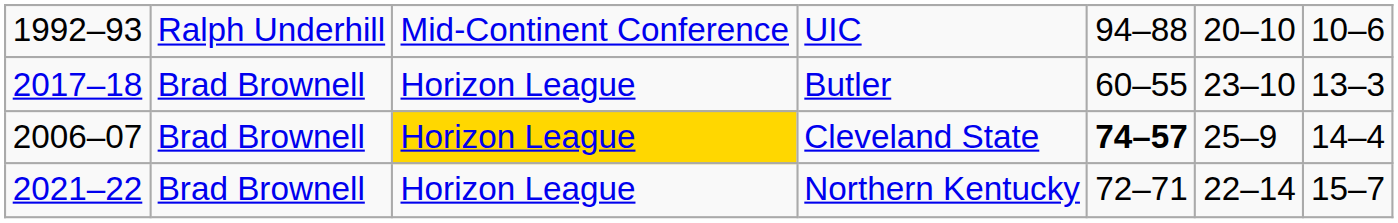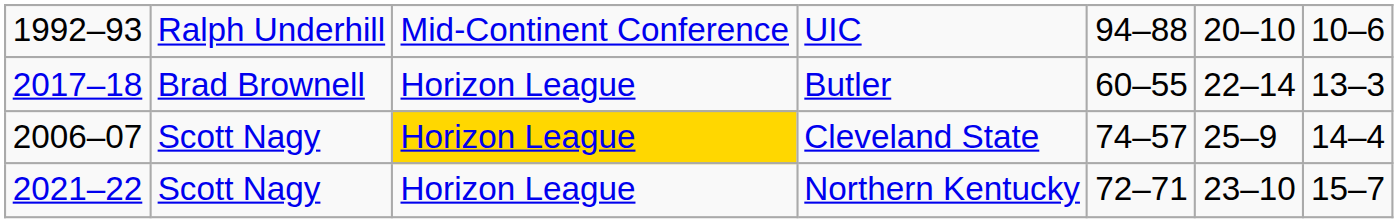(1249, 83) 23–10 -> (1249, 83) 22–14
(261, 136) Brad Brownell -> (239, 136) Scott Nagy
(1142, 136) bold -> (1142, 136) normal
(261, 189) Brad Brownell -> (239, 189) Scott Nagy
(1249, 189) 22–14 -> (1249, 189) 23–10
